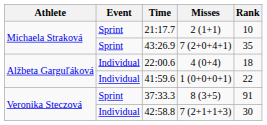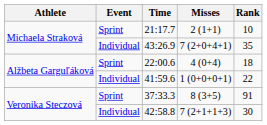(111, 46) Sprint -> (119, 46) Individual
(119, 63) Individual -> (111, 63) Sprint
